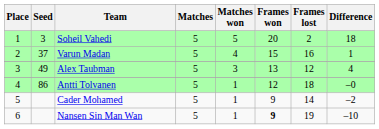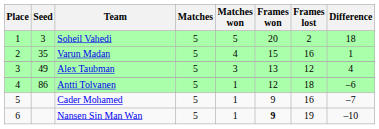(43, 54) 37 -> (43, 54) 35
(351, 85) –0 -> (351, 85) –6
(309, 100) 14 -> (309, 100) 16
(351, 100) –2 -> (351, 100) –7
